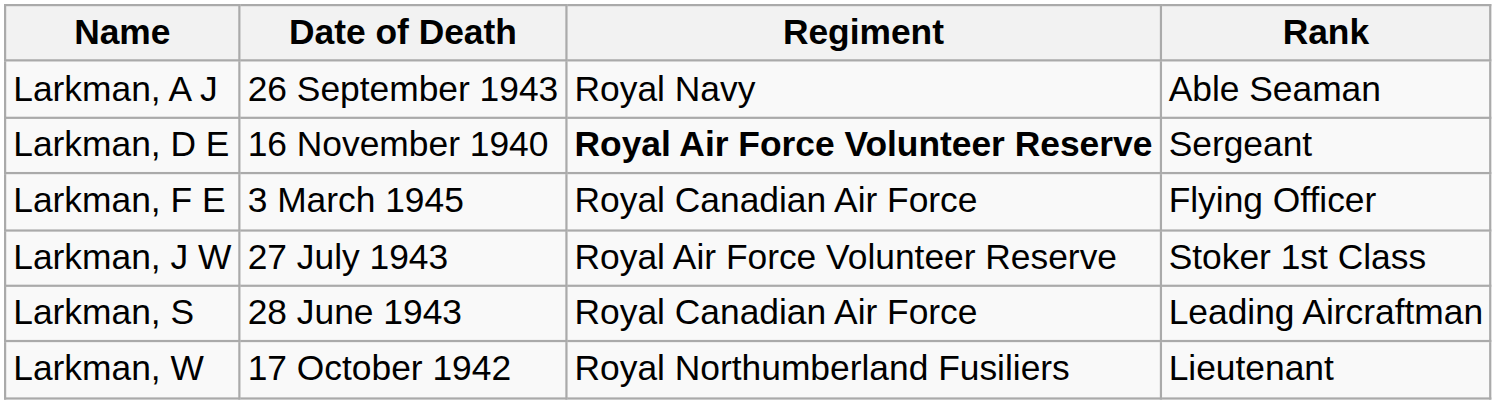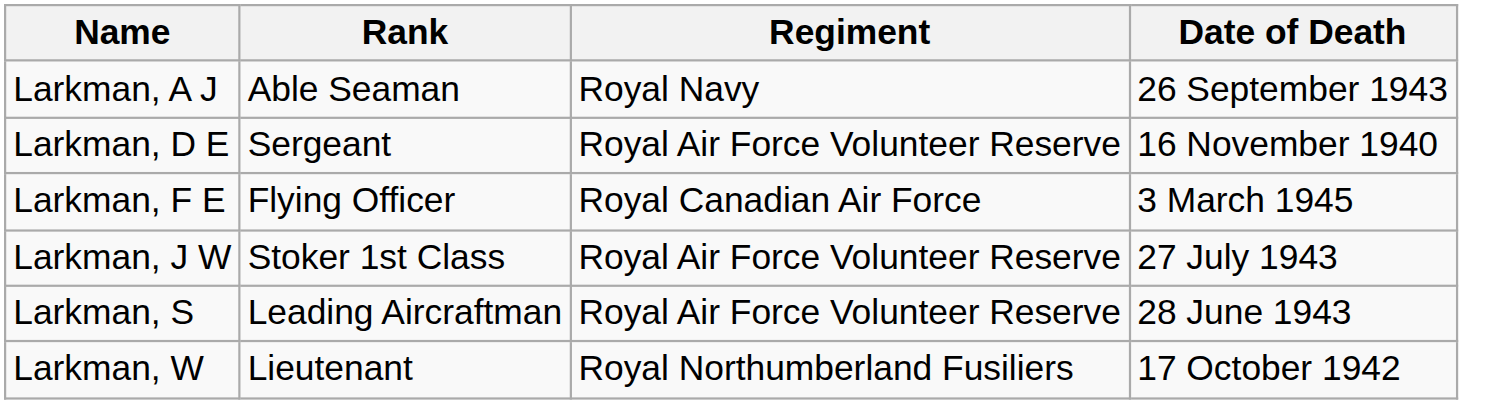columns swapped: (1326, 32) <-> (403, 32)
(863, 144) bold -> (850, 144) normal
(776, 312) Royal Canadian Air Force -> (850, 312) Royal Air Force Volunteer Reserve
